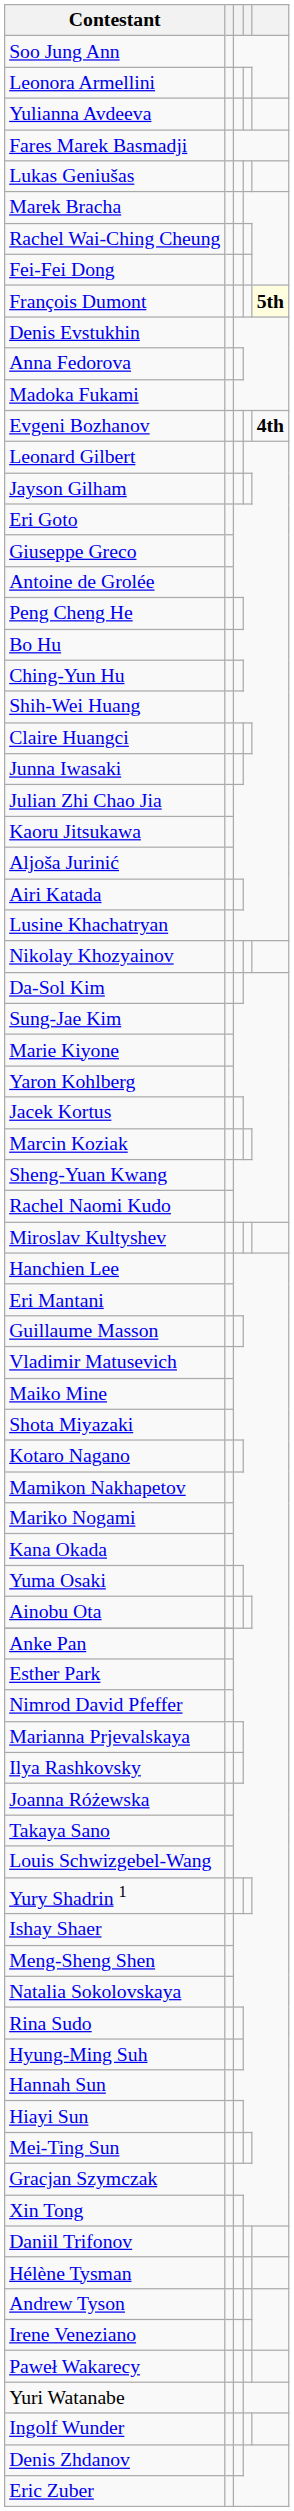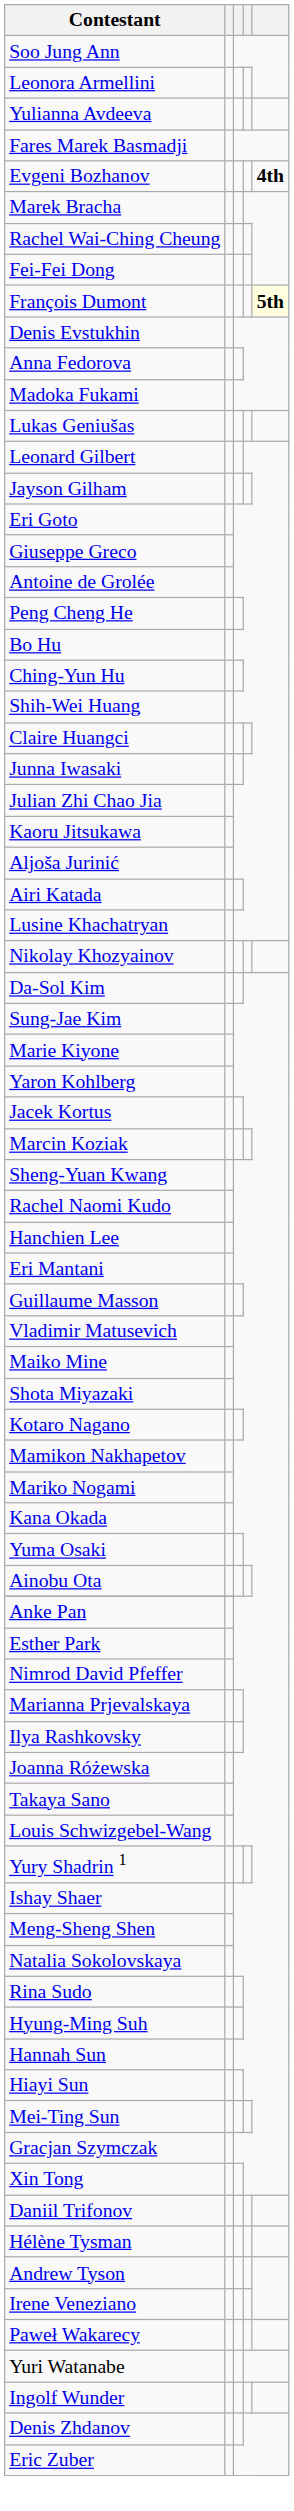rows swapped: (79, 425) <-> (72, 176)
- row: (88, 1237)
